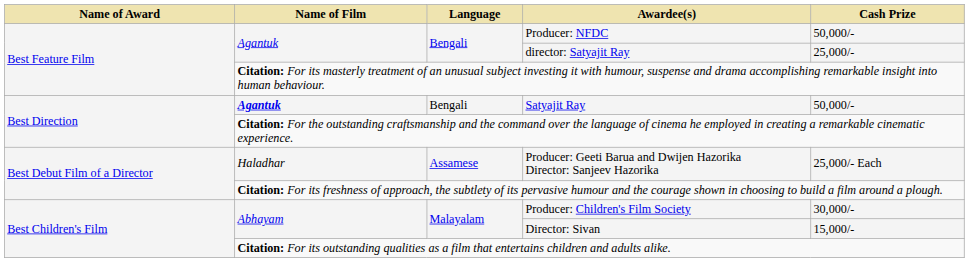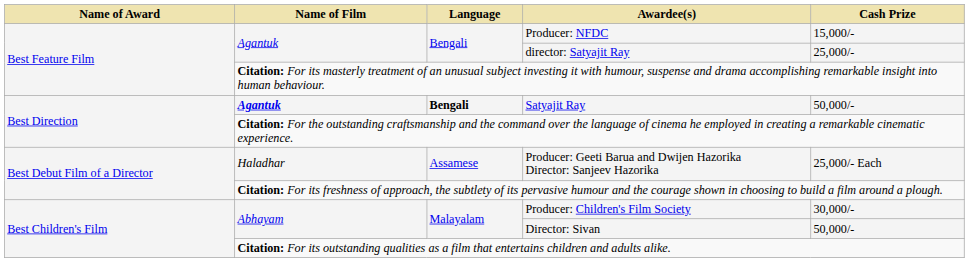(834, 33) 50,000/- -> (834, 33) 15,000/-
(448, 104) normal -> (449, 104) bold
(834, 228) 15,000/- -> (834, 228) 50,000/-
